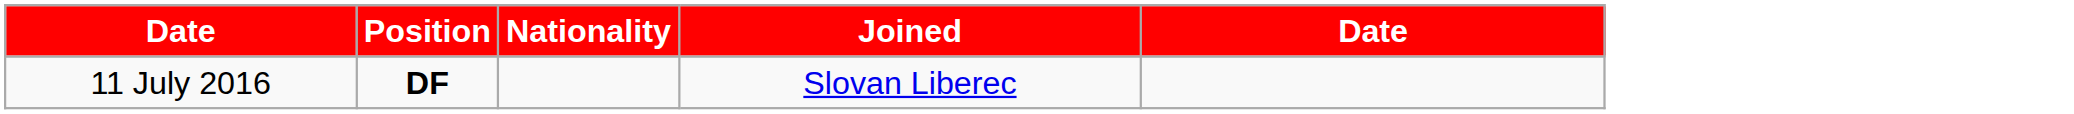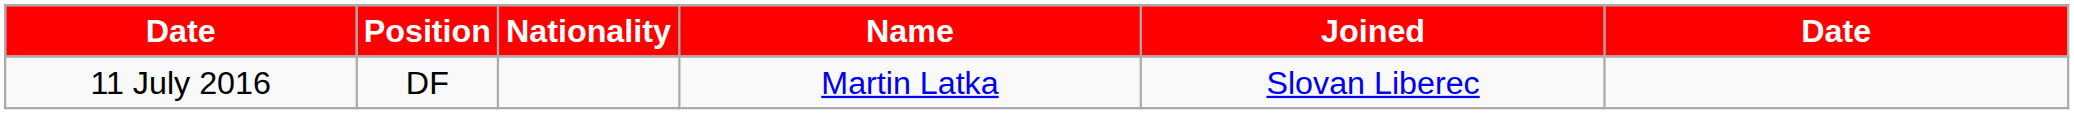+ column: (910, 31)
(427, 82) bold -> (427, 82) normal
